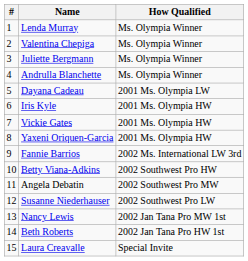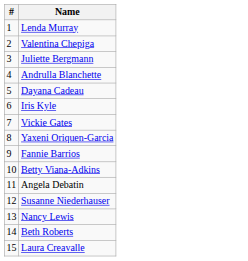- column: (180, 12)
